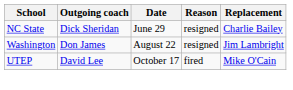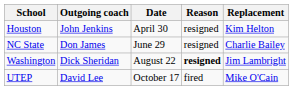+ row: (24, 28)
(90, 28) Dick Sheridan -> (83, 45) Don James
(83, 45) Don James -> (90, 61) Dick Sheridan
(201, 45) normal -> (202, 61) bold
